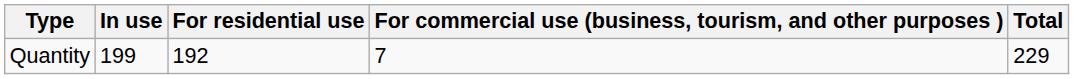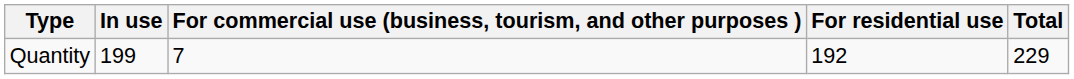columns swapped: (268, 21) <-> (689, 21)
